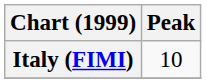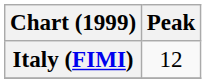(171, 59) 10 -> (171, 59) 12
